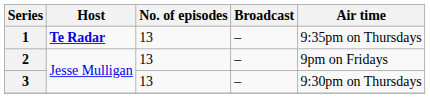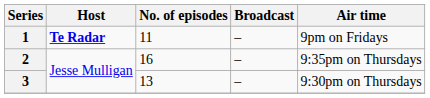(146, 37) 13 -> (146, 37) 11
(361, 37) 9:35pm on Thursdays -> (344, 37) 9pm on Fridays
(146, 59) 13 -> (146, 59) 16
(344, 59) 9pm on Fridays -> (361, 59) 9:35pm on Thursdays
